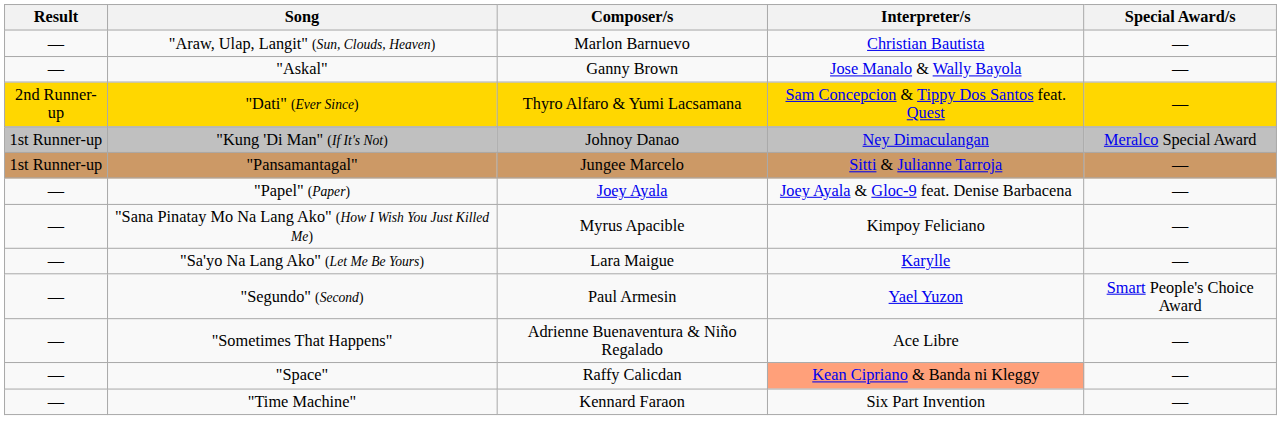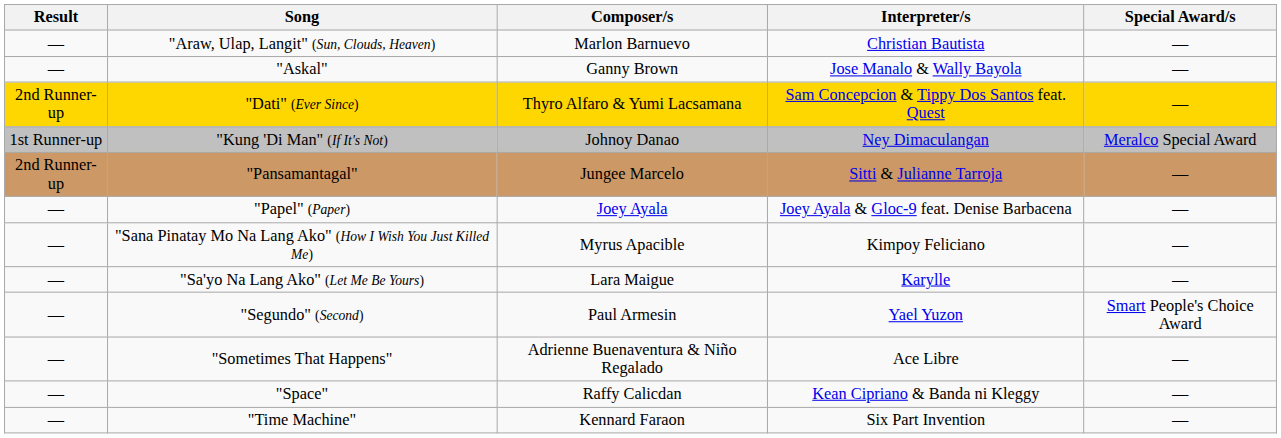(56, 165) 1st Runner-up -> (56, 174) 2nd Runner-up
(926, 375) lightsalmon background -> (926, 393) no background
